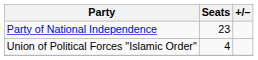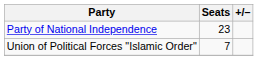(227, 47) 4 -> (227, 47) 7
